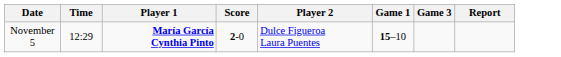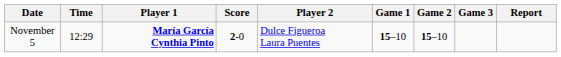+ column: (434, 13)
